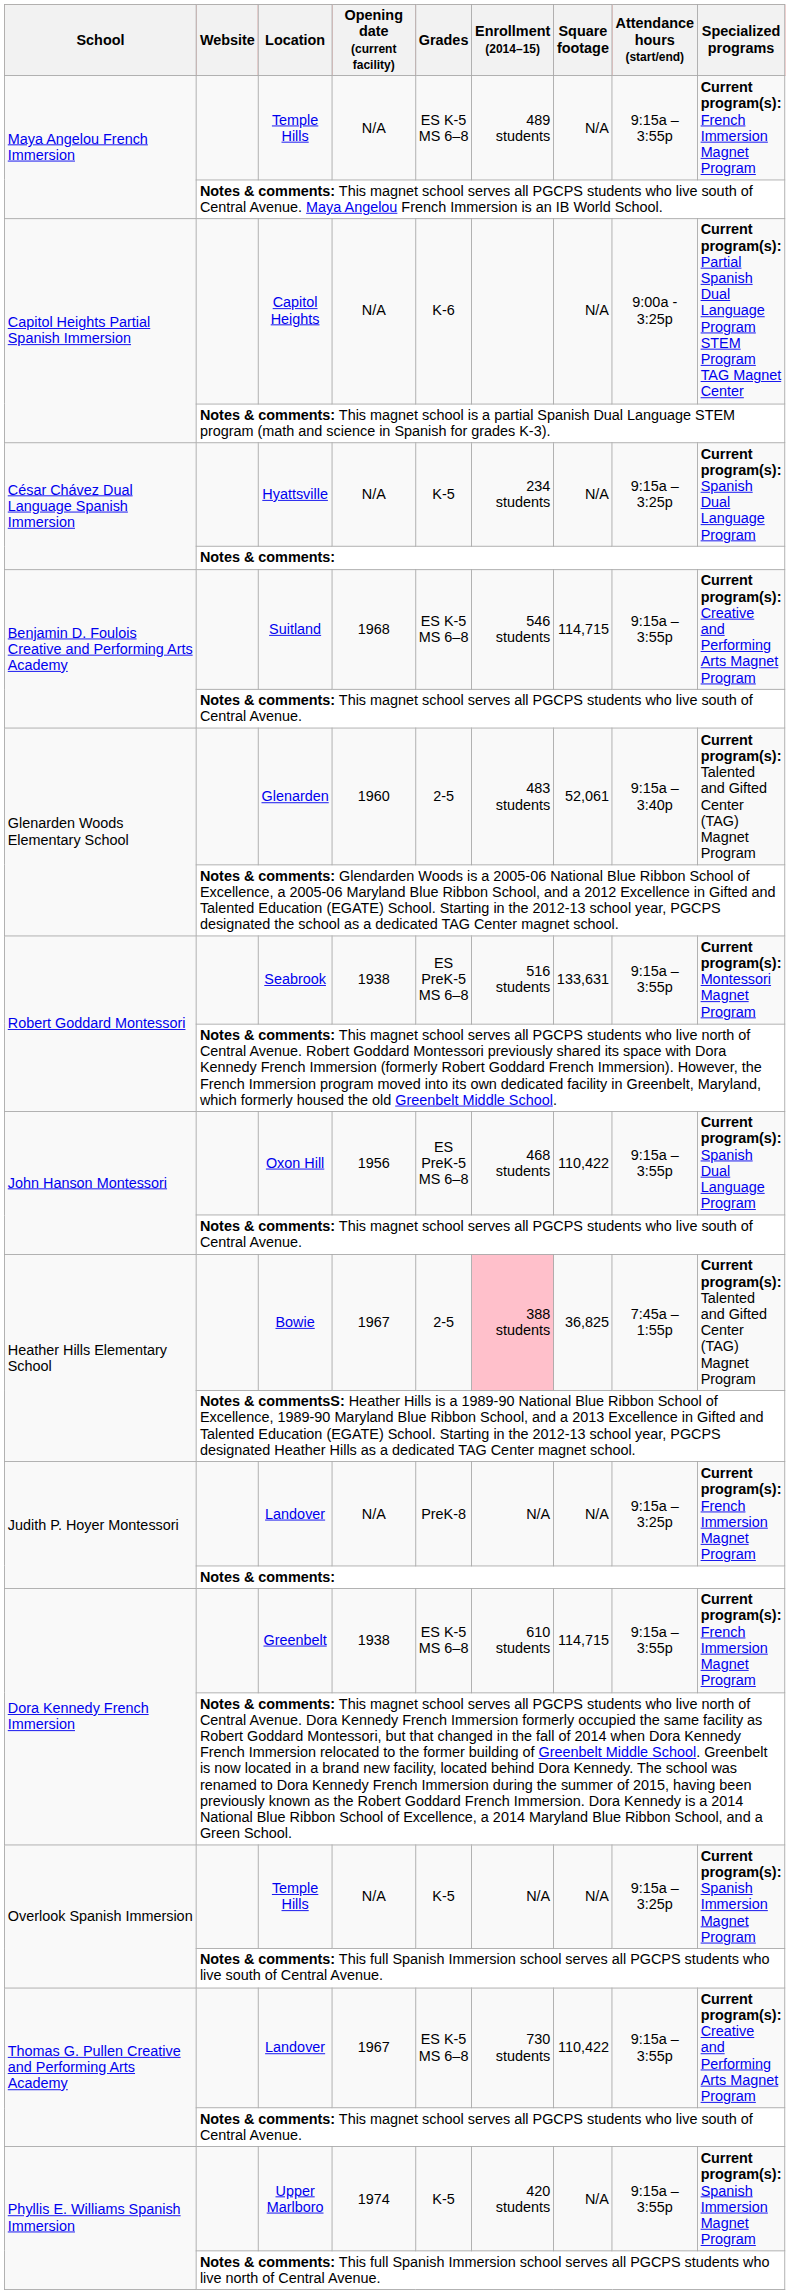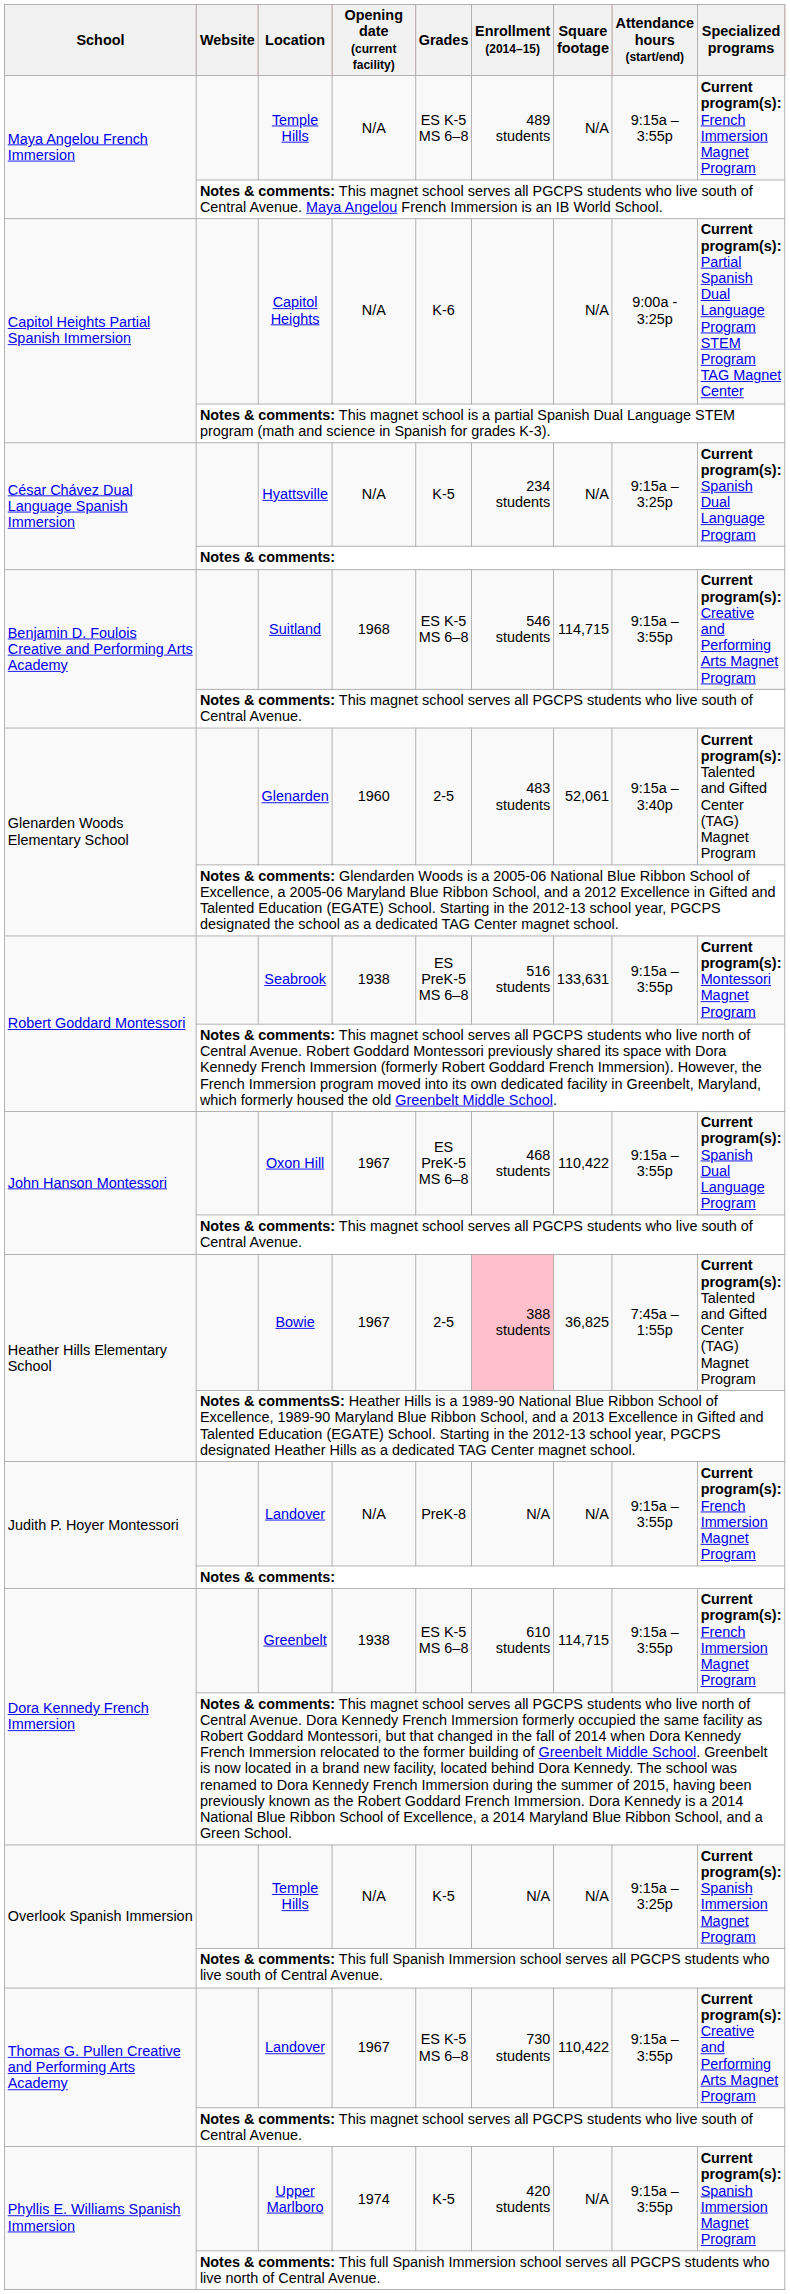(374, 1163) 1956 -> (374, 1163) 1967
(655, 1513) 9:15a – 3:25p -> (655, 1513) 9:15a – 3:55p
